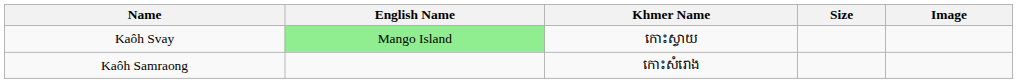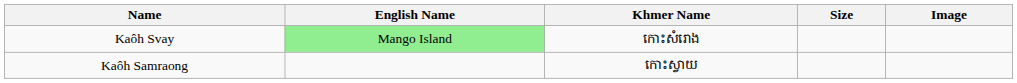(671, 38) កោះស្វាយ -> (671, 38) កោះសំរោង
(671, 64) កោះសំរោង -> (671, 64) កោះស្វាយ
